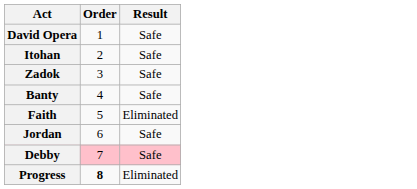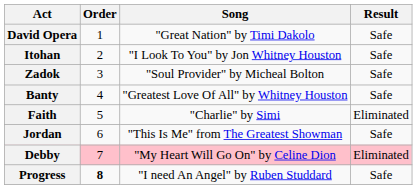+ column: (235, 14)
(150, 154) Safe -> (381, 154) Eliminated
(150, 174) Eliminated -> (381, 174) Safe
